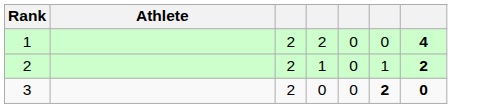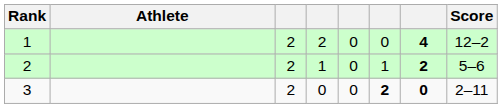+ column: (472, 16)
